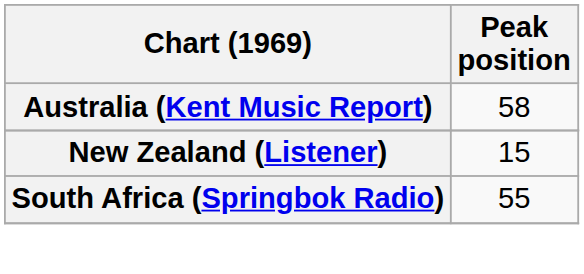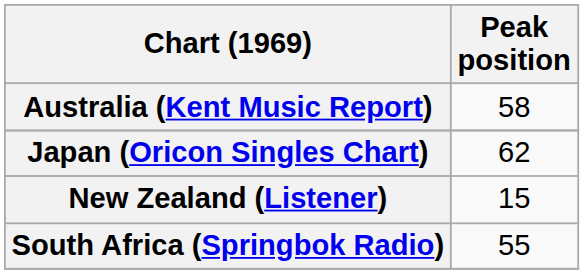+ row: (228, 152)
